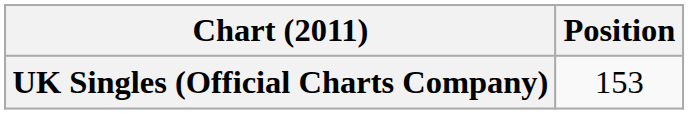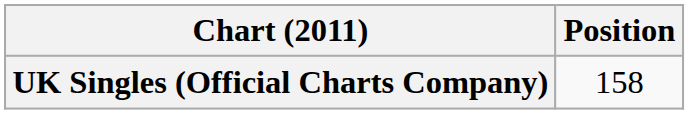(619, 81) 153 -> (619, 81) 158
